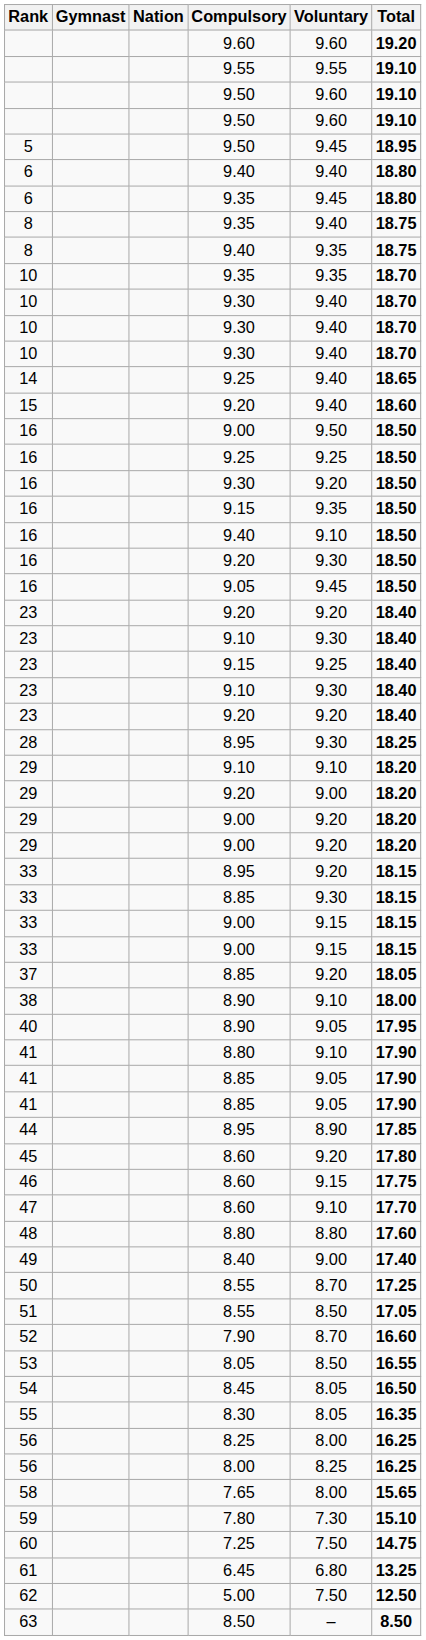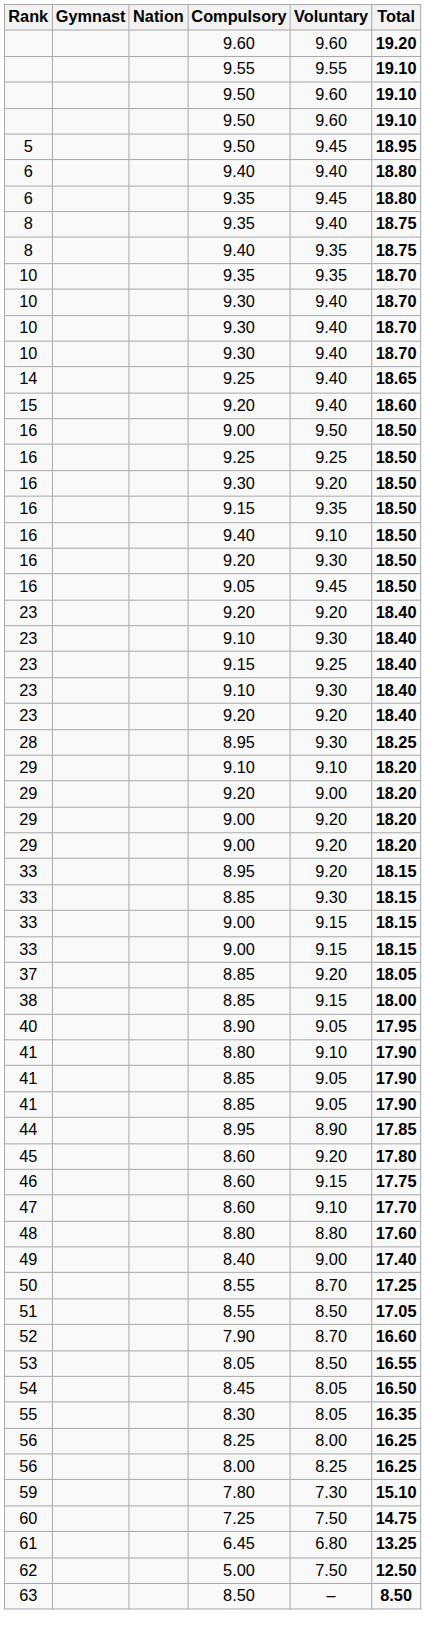+ row: (28, 1000)
- row: (28, 1000)
- row: (28, 1492)
